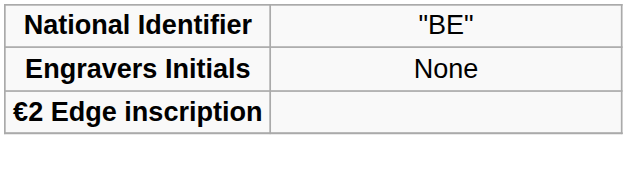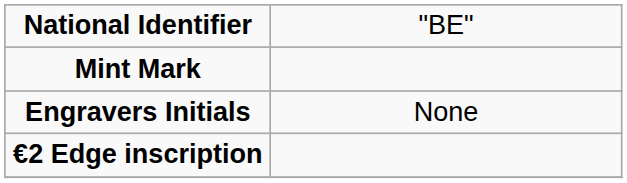+ row: (138, 68)
